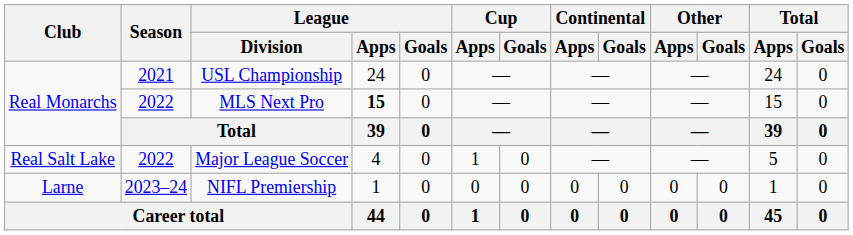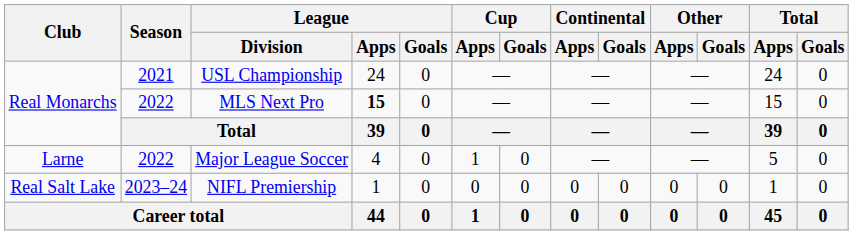(63, 159) Real Salt Lake -> (63, 159) Larne
(63, 187) Larne -> (63, 187) Real Salt Lake
